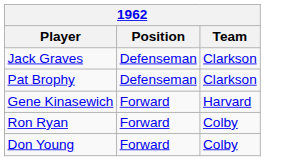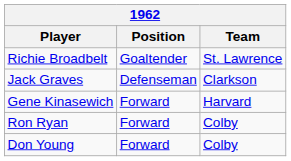+ row: (57, 58)
- row: (41, 79)
